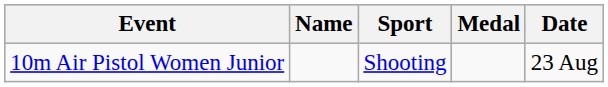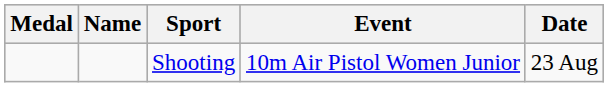columns swapped: (489, 23) <-> (147, 23)
